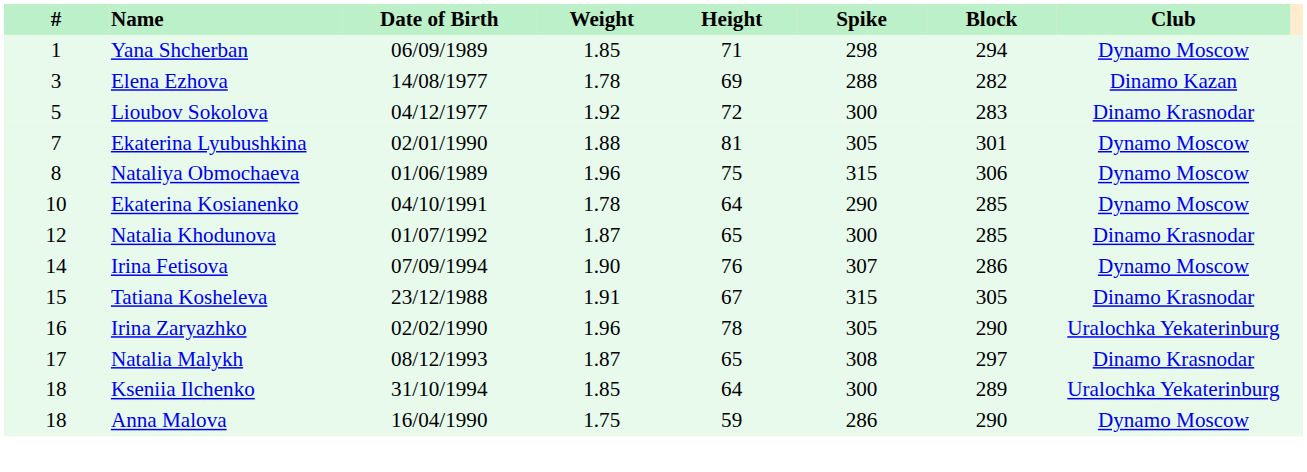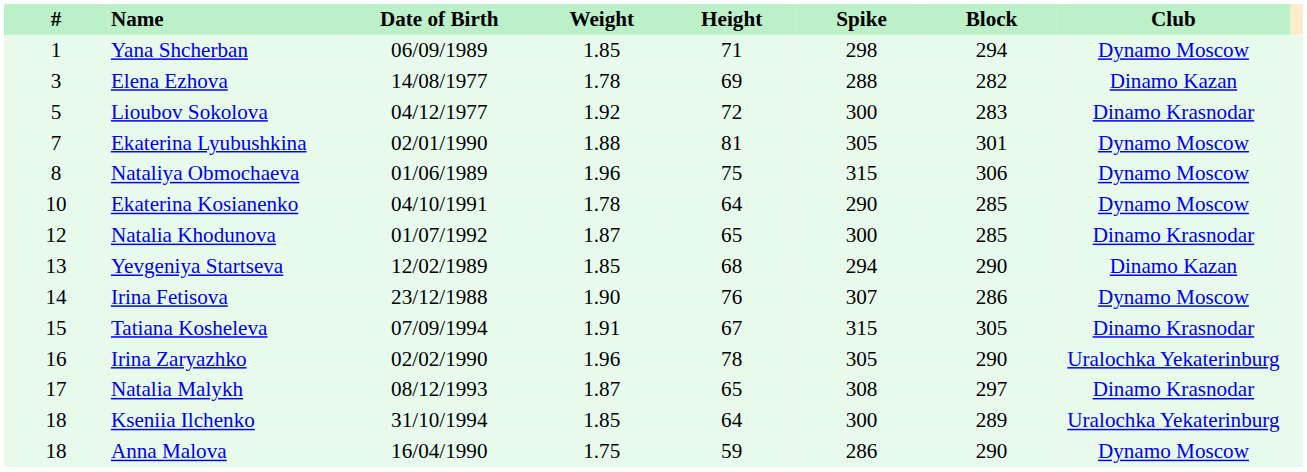+ row: (197, 266)
(439, 266) 07/09/1994 -> (439, 297) 23/12/1988
(439, 297) 23/12/1988 -> (439, 327) 07/09/1994
